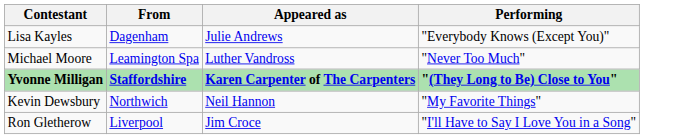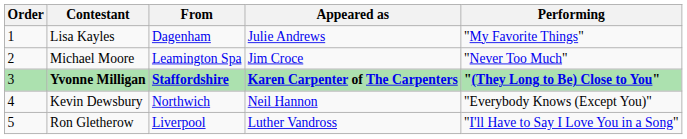+ column: (26, 15)
(515, 36) "Everybody Knows (Except You)" -> (524, 36) "My Favorite Things"
(250, 58) Luther Vandross -> (276, 58) Jim Croce
(481, 101) "My Favorite Things" -> (558, 101) "Everybody Knows (Except You)"
(233, 123) Jim Croce -> (292, 123) Luther Vandross
